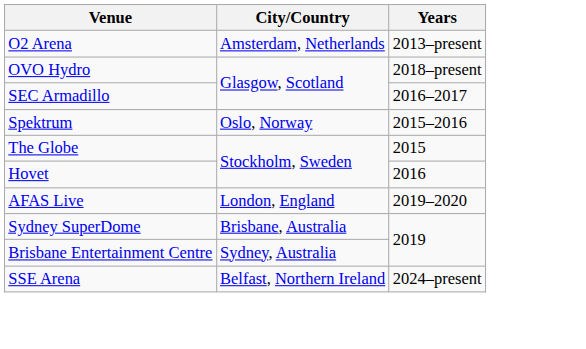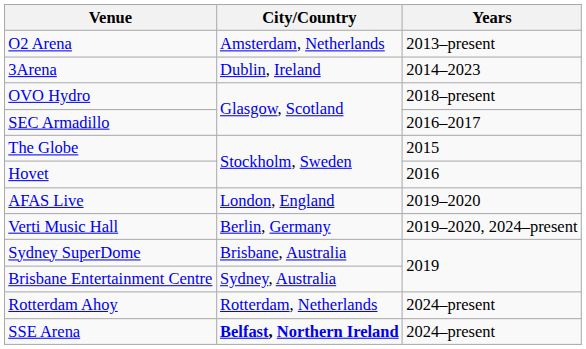+ row: (33, 69)
- row: (40, 122)
+ row: (63, 226)
+ row: (63, 305)
(303, 278) normal -> (309, 331) bold
